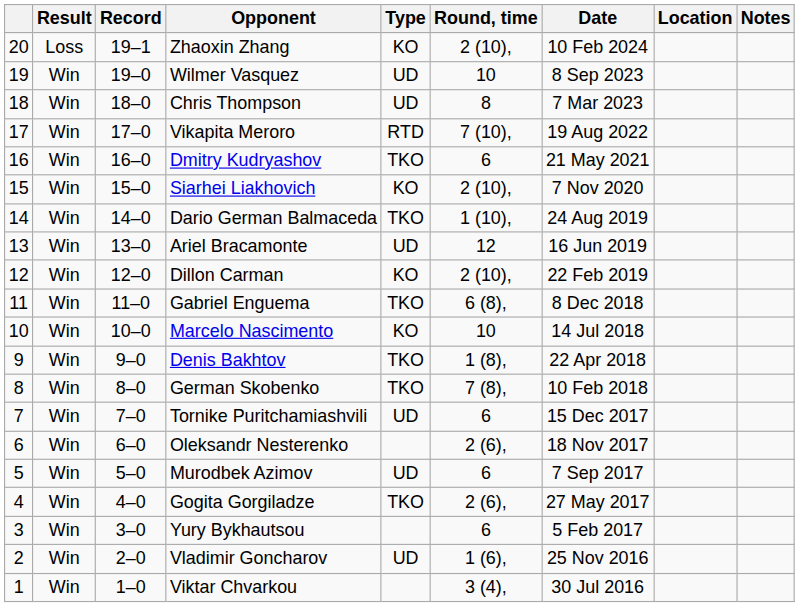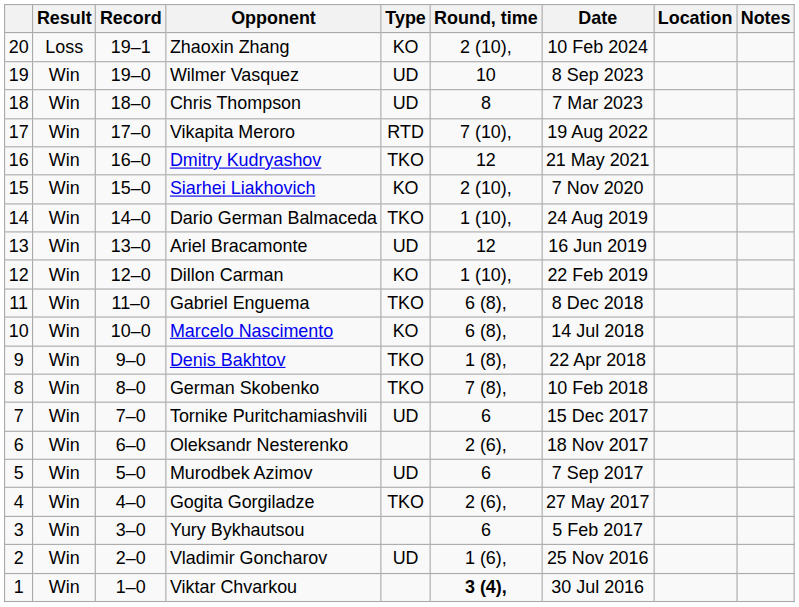(486, 160) 6 -> (486, 160) 12
(486, 274) 2 (10), -> (486, 274) 1 (10),
(486, 331) 10 -> (486, 331) 6 (8),
(486, 587) normal -> (486, 587) bold
